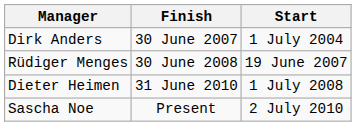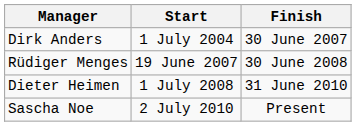columns swapped: (296, 16) <-> (186, 16)
